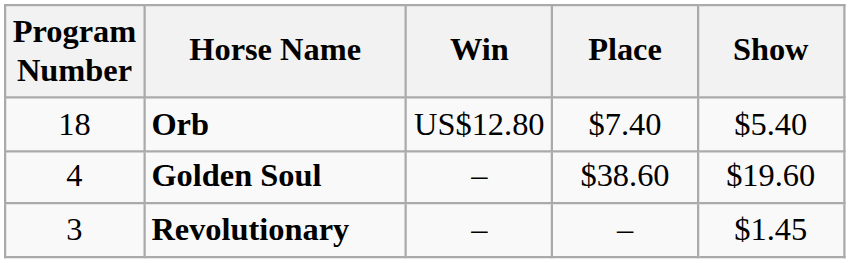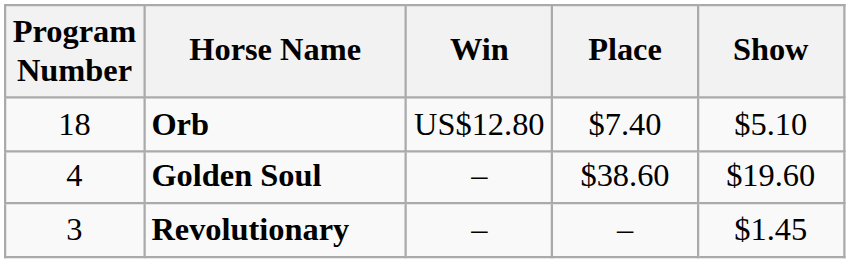(771, 123) $5.40 -> (771, 123) $5.10
